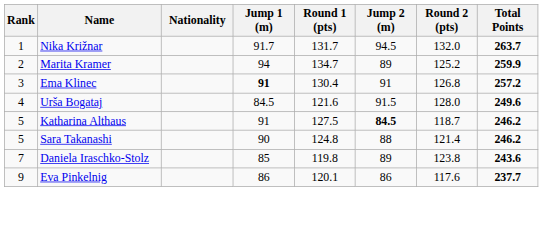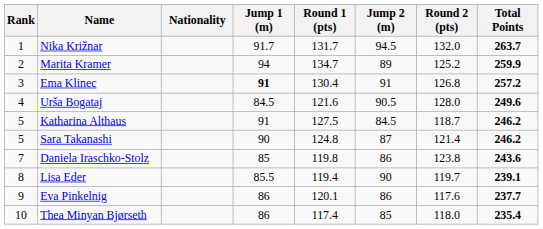(386, 102) 91.5 -> (386, 102) 90.5
(386, 121) bold -> (386, 121) normal
(386, 139) 88 -> (386, 139) 87
(386, 158) 89 -> (386, 158) 86
+ row: (63, 177)
+ row: (93, 214)
